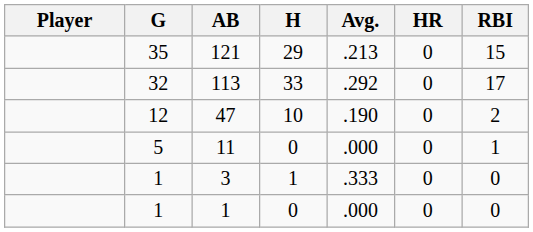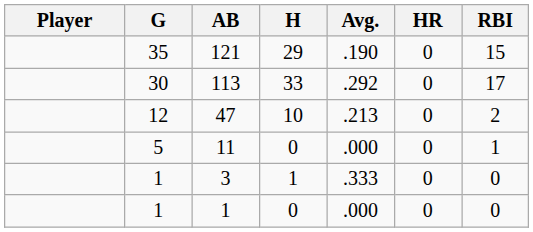(360, 52) .213 -> (360, 52) .190
(158, 83) 32 -> (158, 83) 30
(360, 115) .190 -> (360, 115) .213
